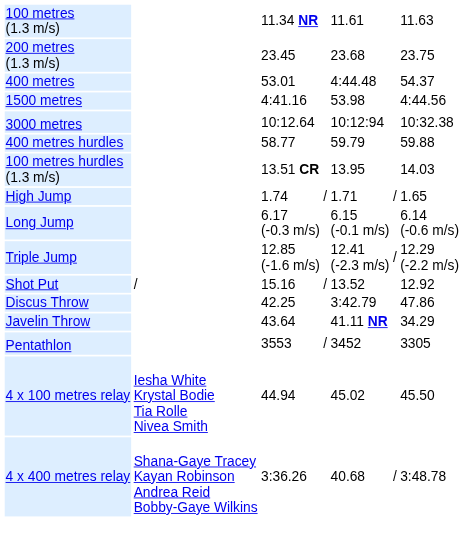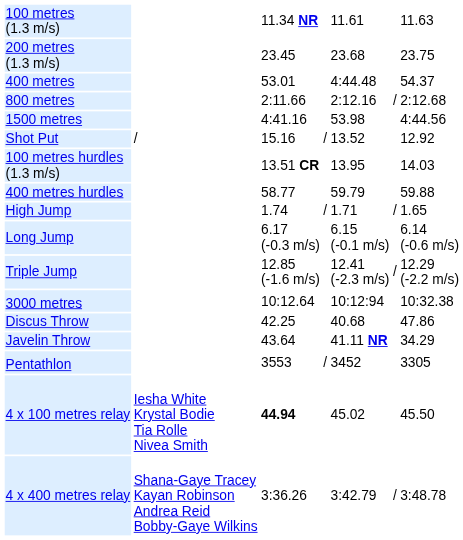+ row: (40, 101)
rows swapped: (48, 122) <-> (32, 284)
rows swapped: (64, 170) <-> (64, 143)
(354, 303) 3:42.79 -> (348, 322) 40.68
(278, 395) normal -> (278, 414) bold
(348, 476) 40.68 -> (354, 495) 3:42.79
